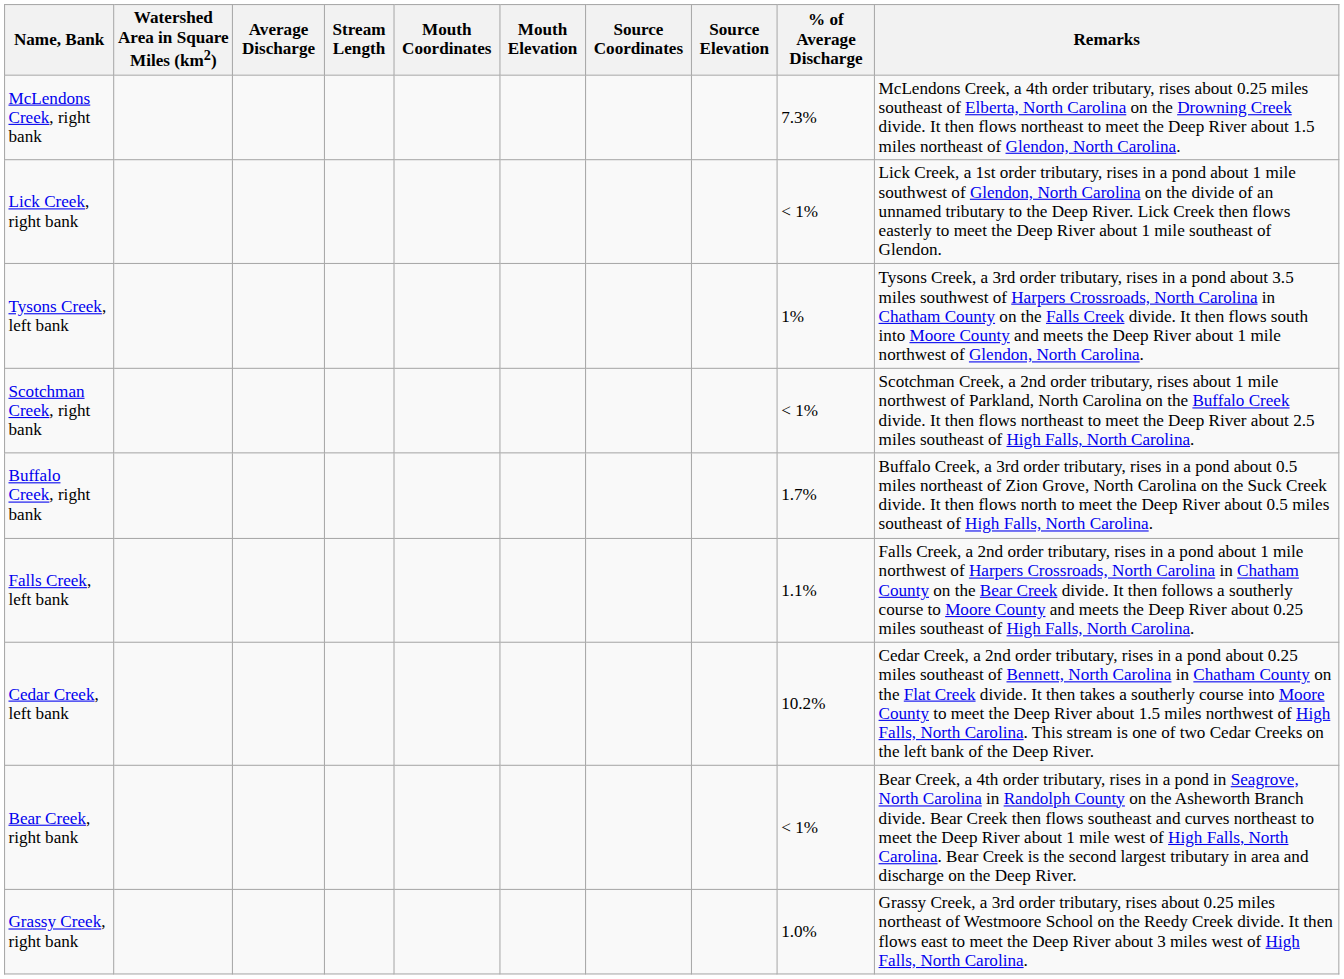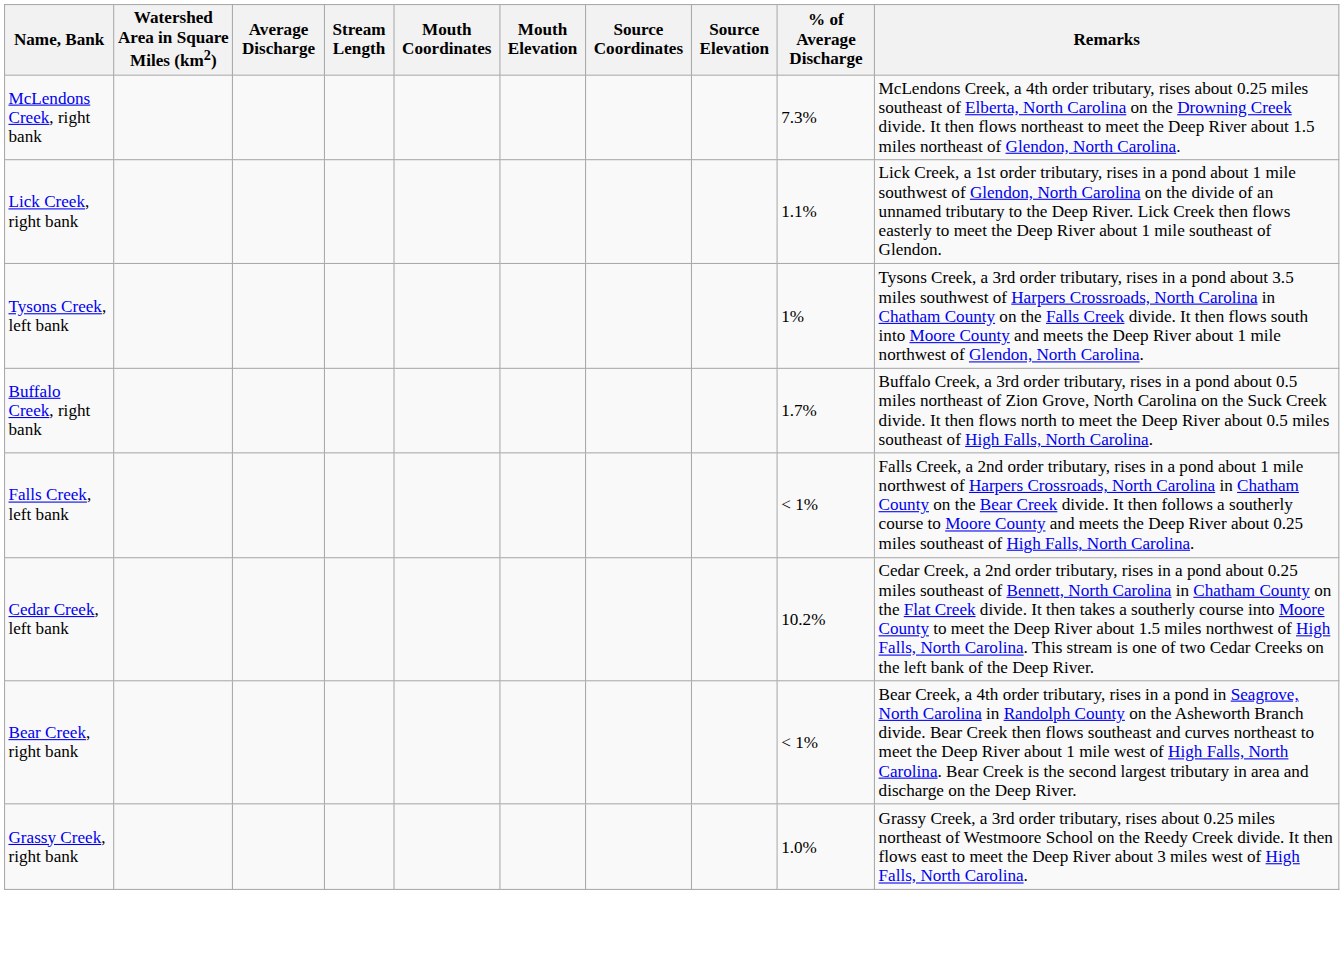(800, 211) < 1% -> (799, 211) 1.1%
- row: (49, 410)
(799, 590) 1.1% -> (800, 505) < 1%
